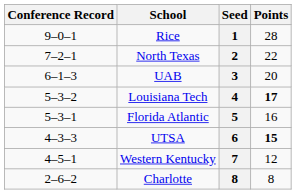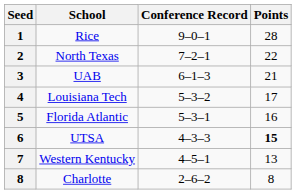columns swapped: (235, 14) <-> (61, 14)
(271, 76) 20 -> (271, 76) 21
(271, 96) bold -> (271, 96) normal
(271, 158) 12 -> (271, 158) 13
